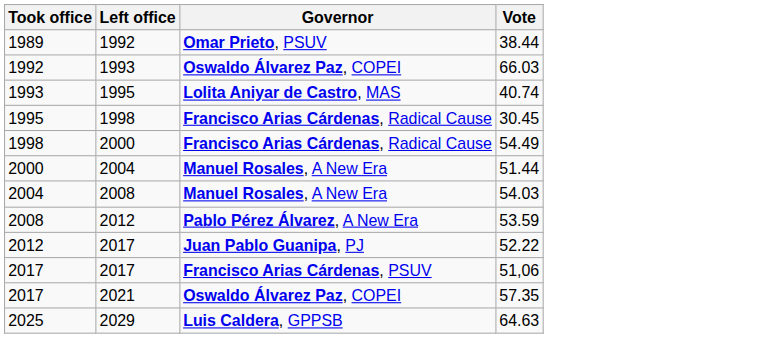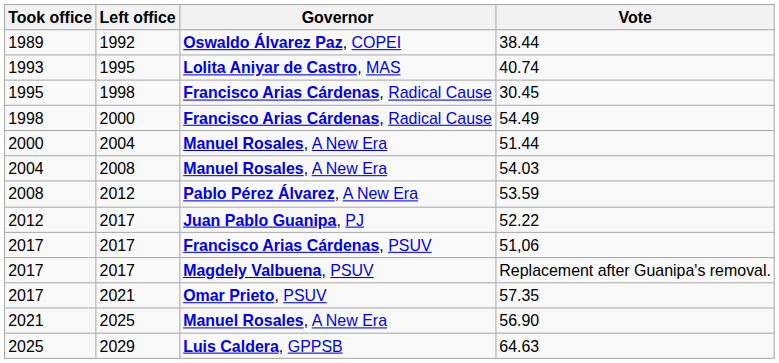(255, 43) Omar Prieto, PSUV -> (292, 43) Oswaldo Álvarez Paz, COPEI
- row: (519, 68)
+ row: (635, 270)
(292, 295) Oswaldo Álvarez Paz, COPEI -> (255, 295) Omar Prieto, PSUV
+ row: (519, 321)
